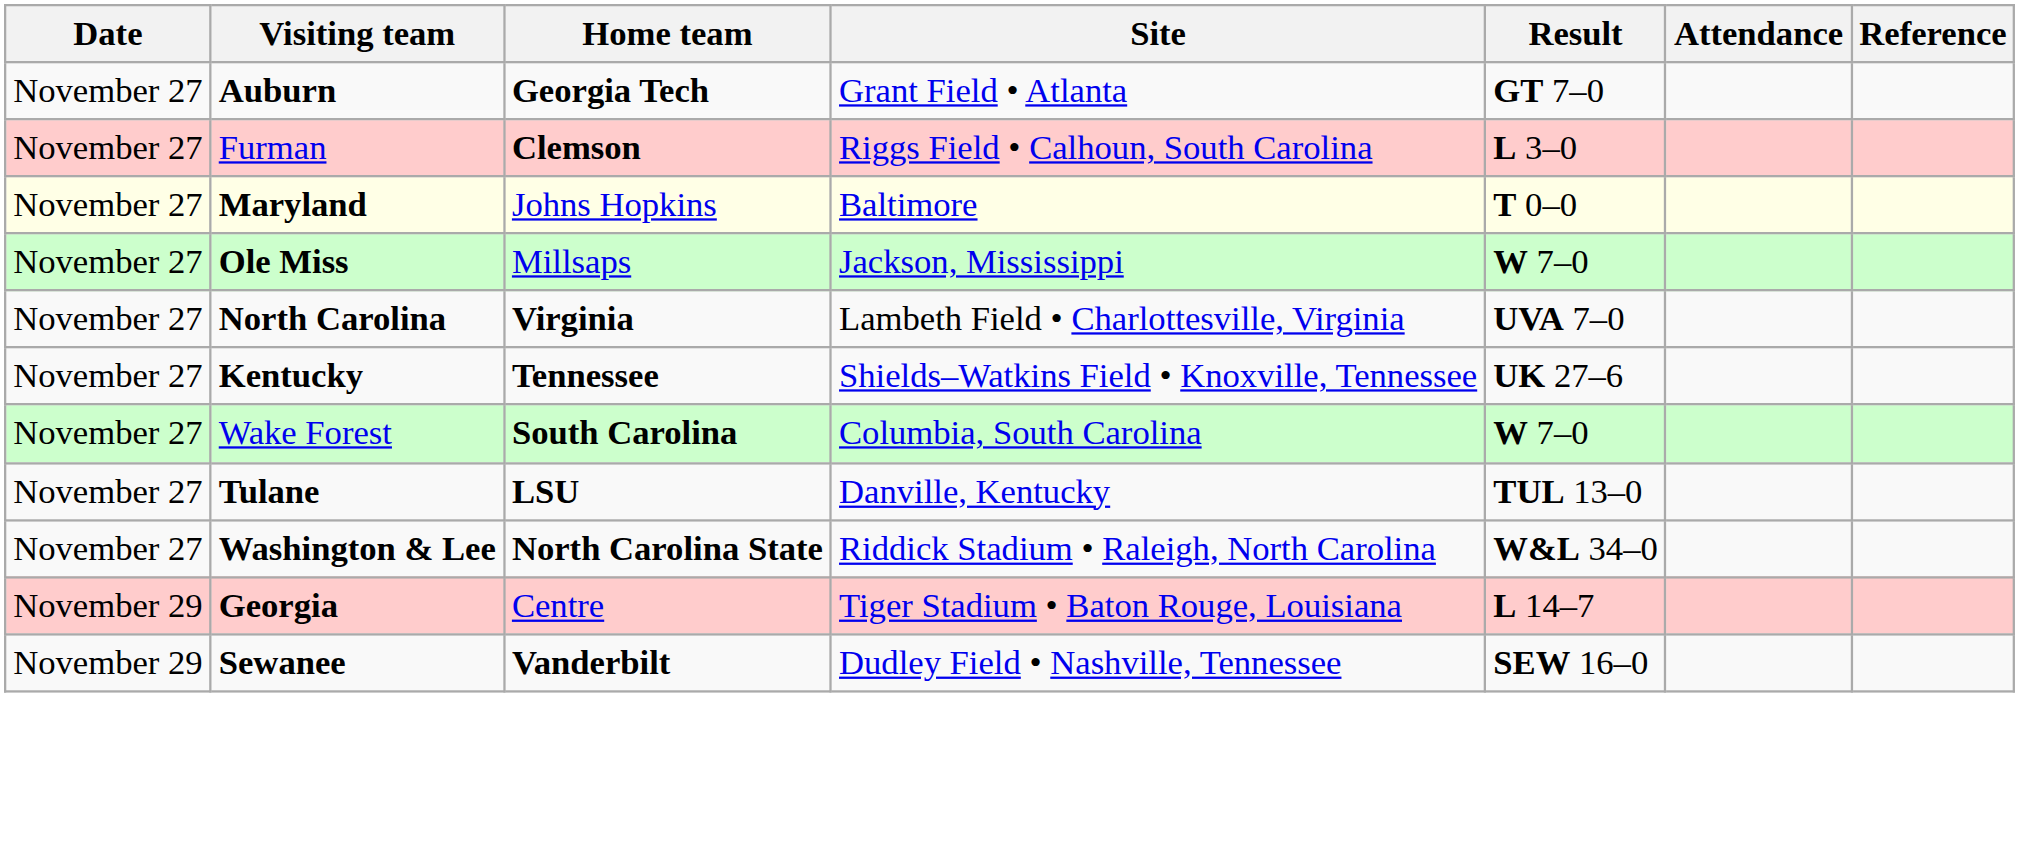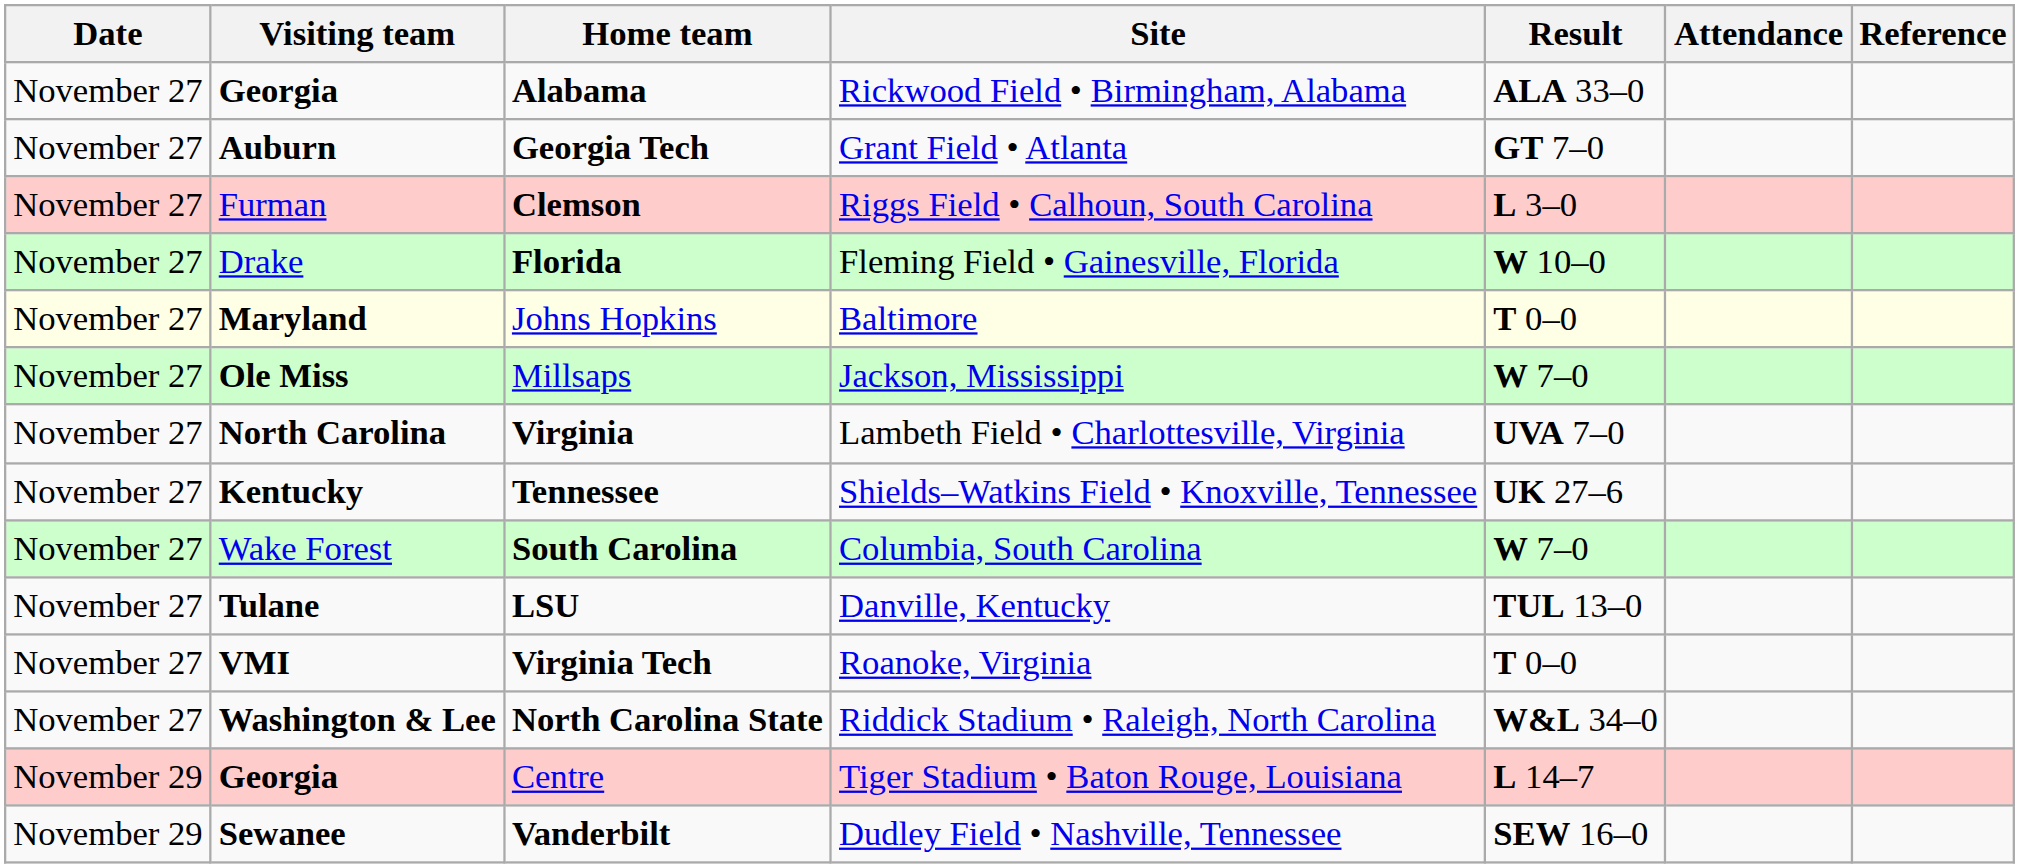+ row: (579, 90)
+ row: (567, 261)
+ row: (612, 661)
